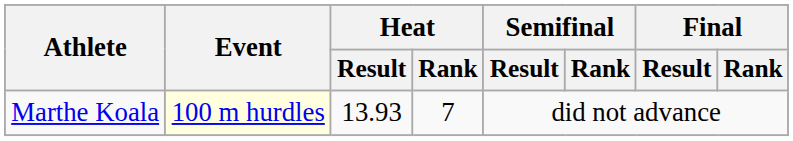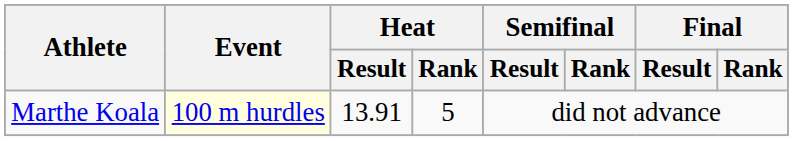(372, 112) 13.93 -> (372, 112) 13.91
(448, 112) 7 -> (448, 112) 5
